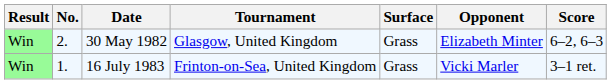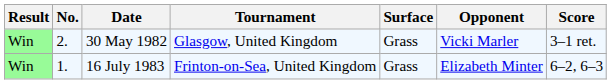(492, 41) Elizabeth Minter -> (479, 41) Vicki Marler
(577, 41) 6–2, 6–3 -> (573, 41) 3–1 ret.
(479, 65) Vicki Marler -> (492, 65) Elizabeth Minter
(573, 65) 3–1 ret. -> (577, 65) 6–2, 6–3
